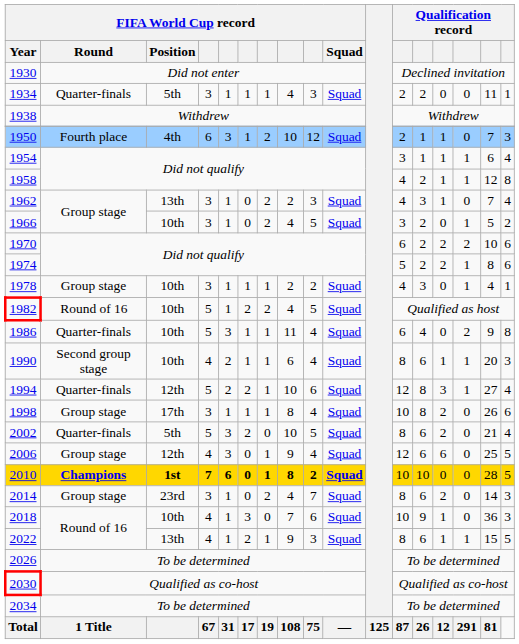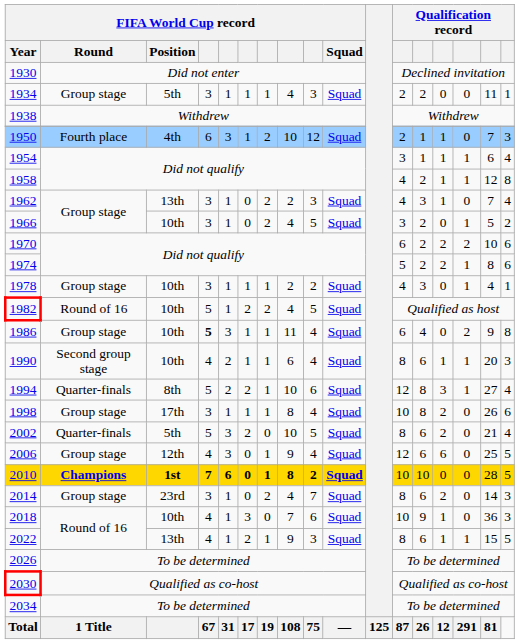(93, 94) Quarter-finals -> (93, 94) Group stage
(93, 331) Quarter-finals -> (93, 331) Group stage
(208, 331) normal -> (208, 331) bold
(172, 389) 12th -> (172, 389) 8th
